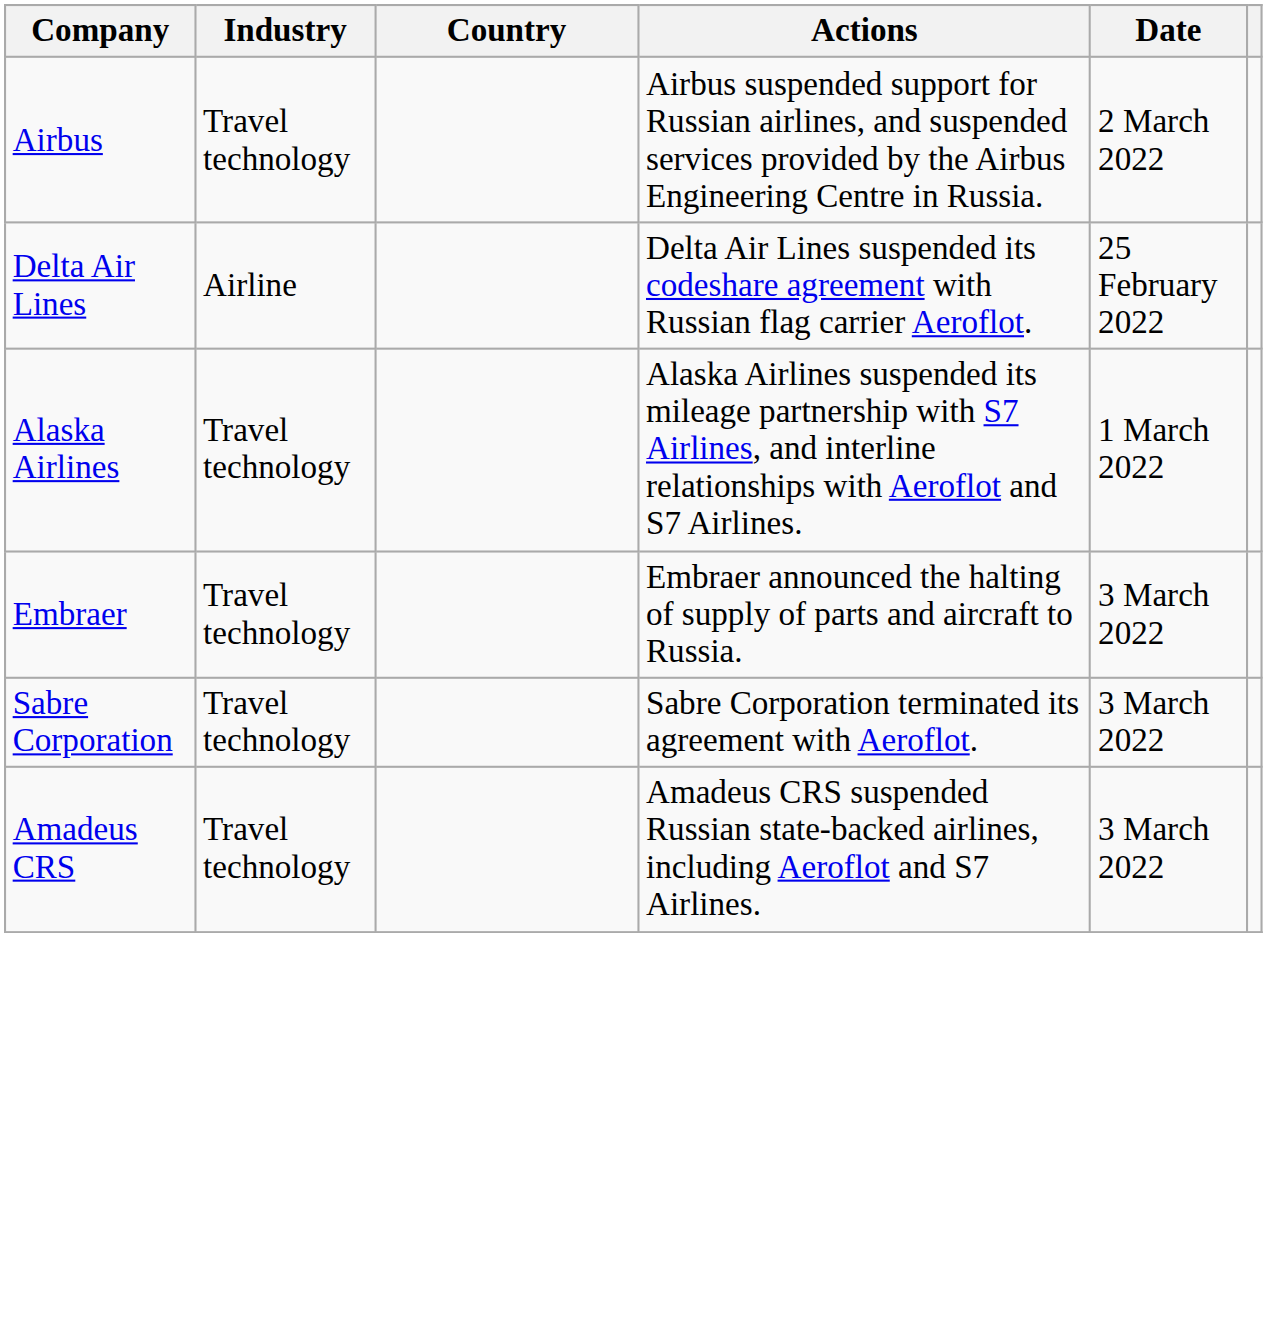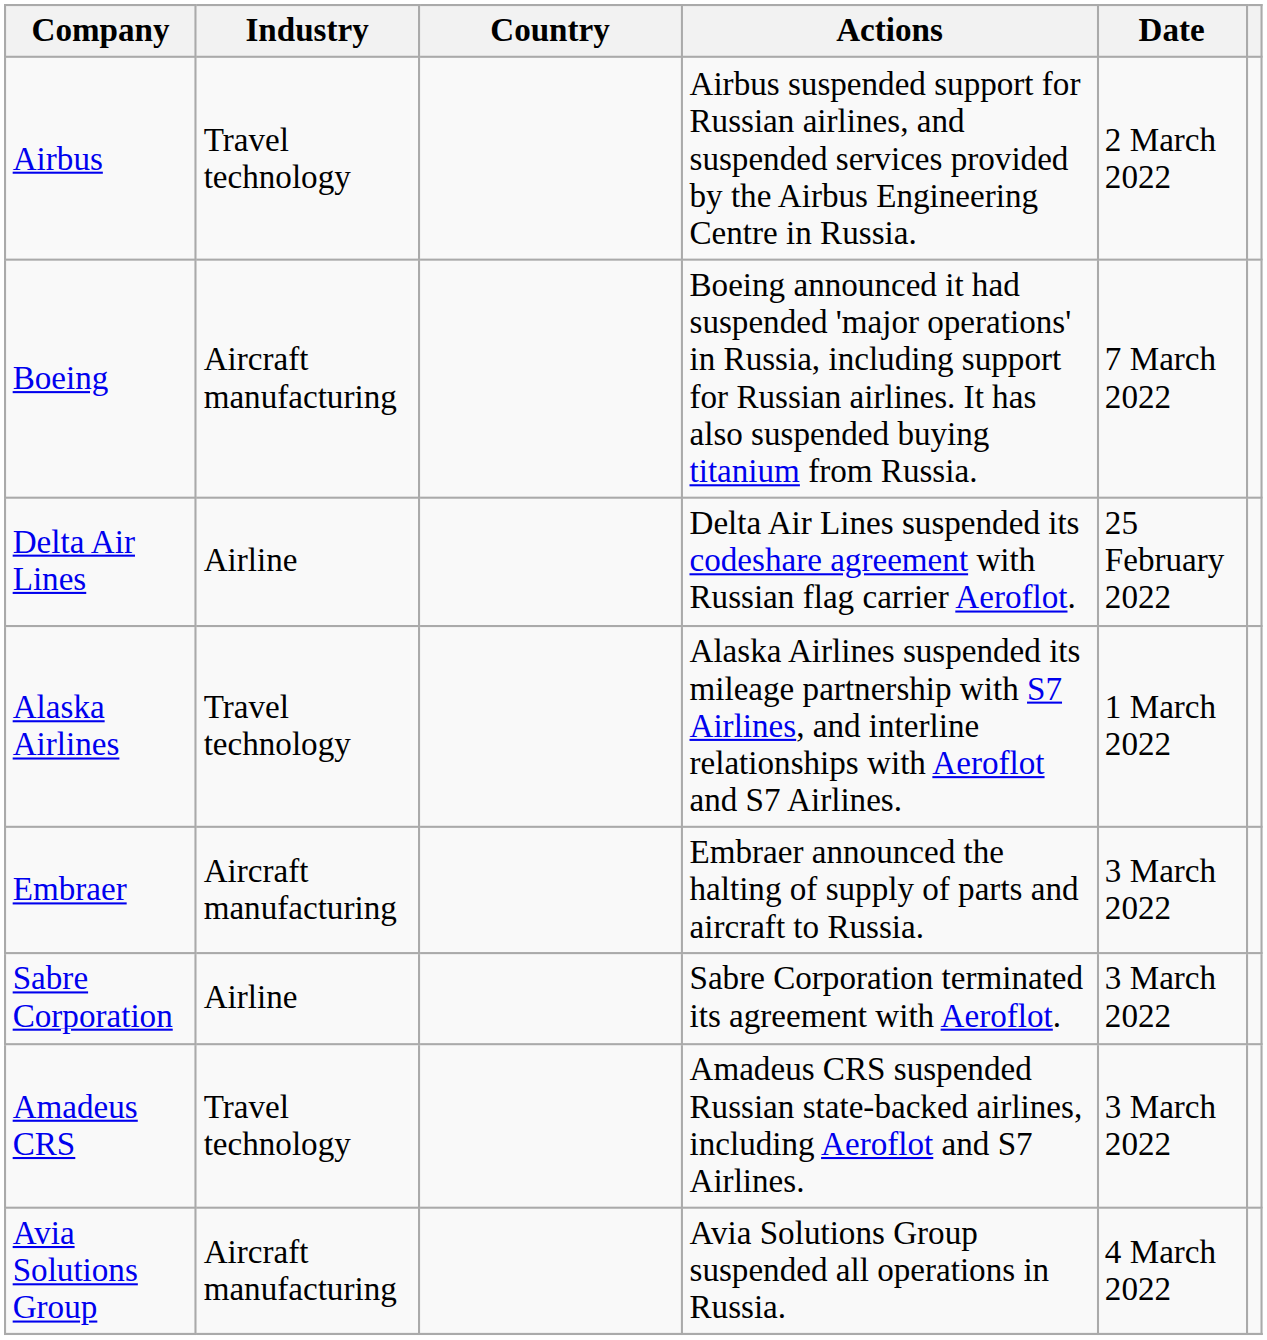+ row: (61, 378)
(277, 613) Travel technology -> (300, 889) Aircraft manufacturing
(277, 721) Travel technology -> (251, 997) Airline
+ row: (75, 1270)
